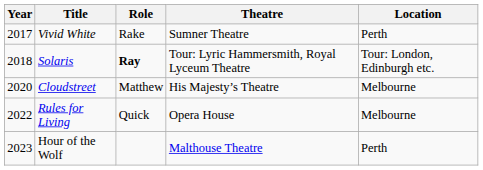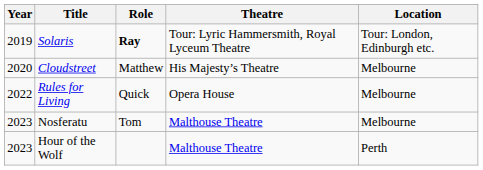- row: (67, 34)
(20, 61) 2018 -> (20, 41) 2019
+ row: (63, 121)
